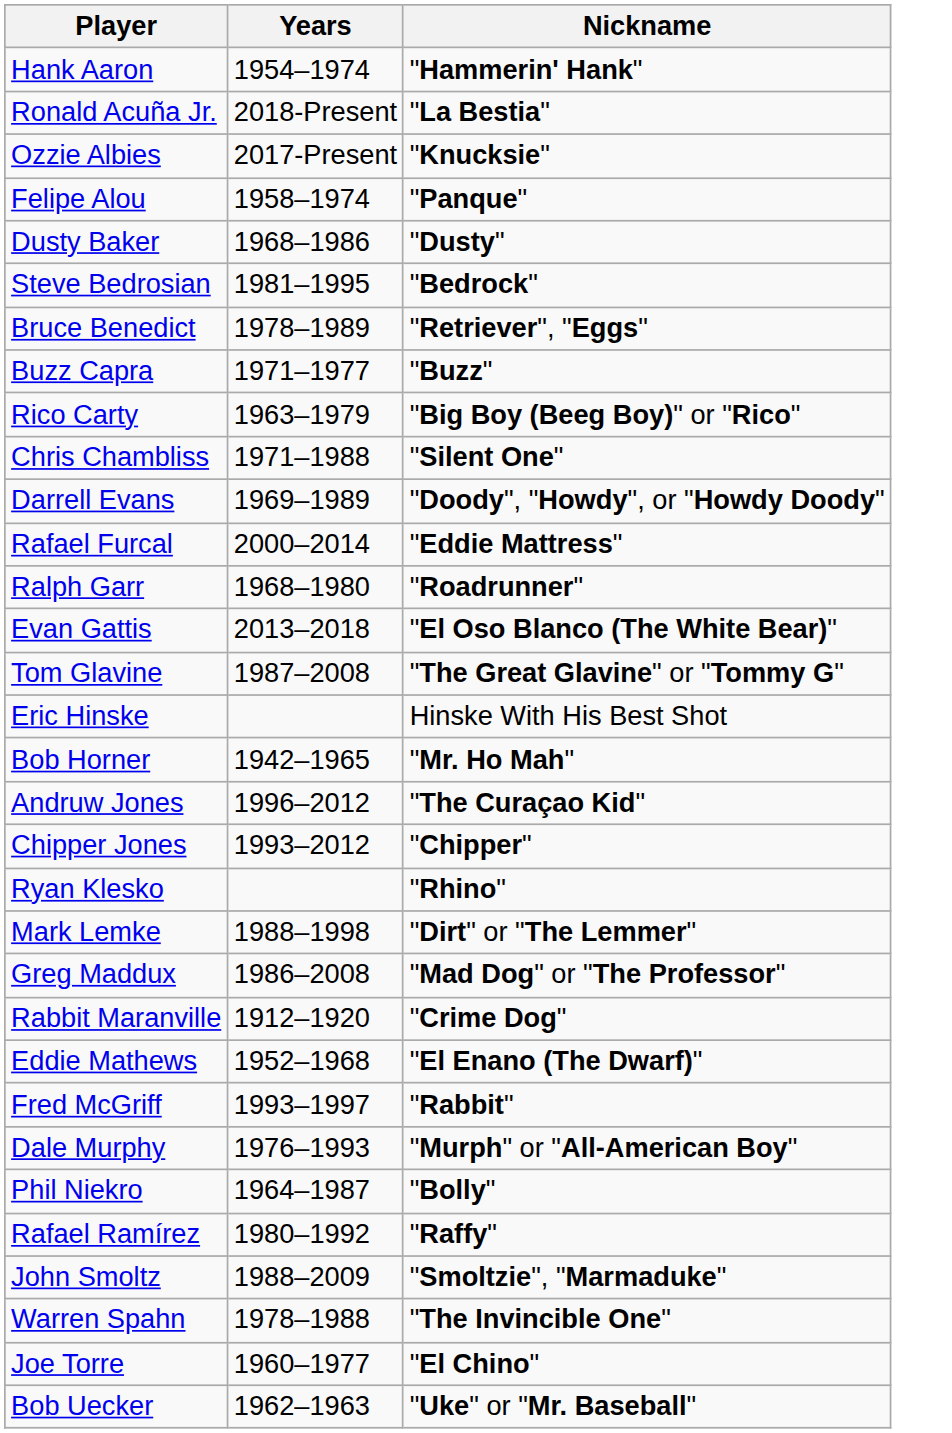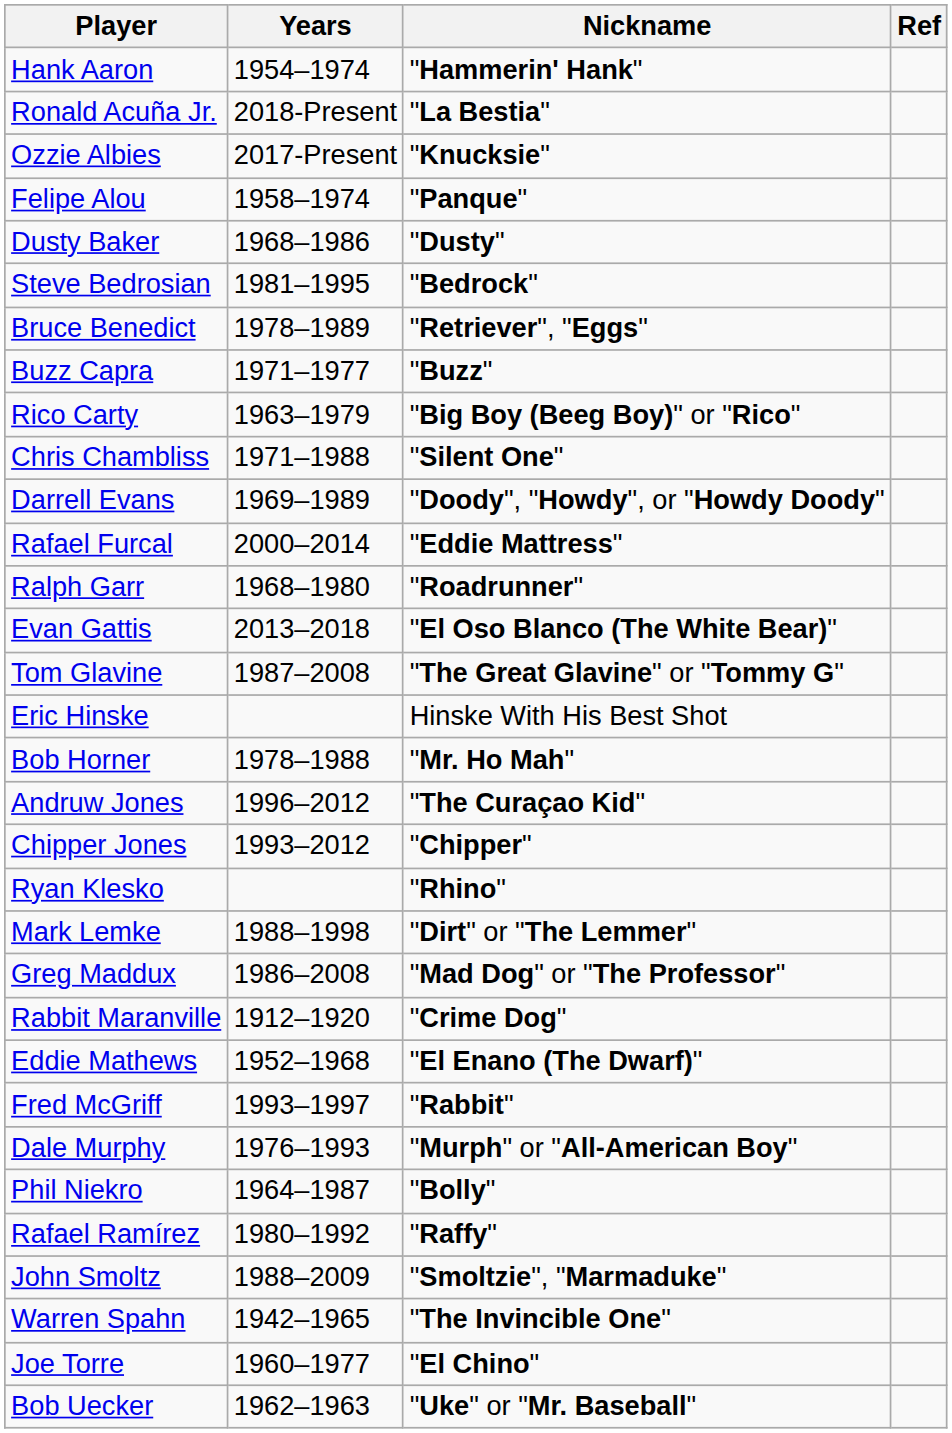+ column: (919, 26)
(302, 759) 1942–1965 -> (302, 759) 1978–1988
(302, 1320) 1978–1988 -> (302, 1320) 1942–1965
